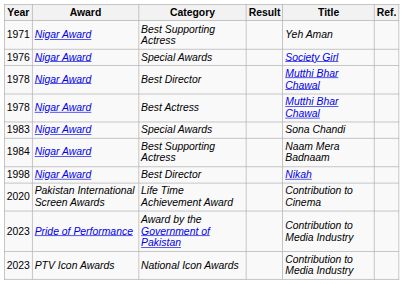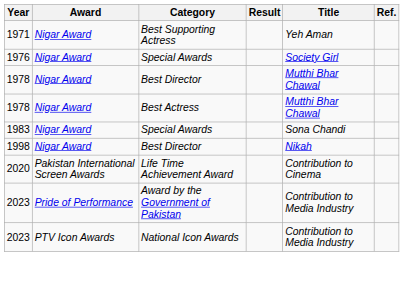- row: (18, 152)
